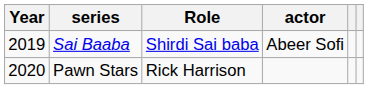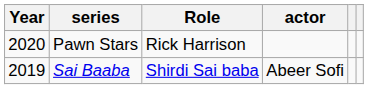rows swapped: (91, 44) <-> (96, 70)
